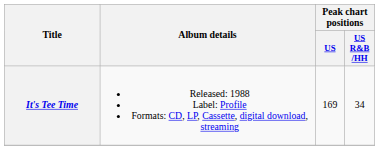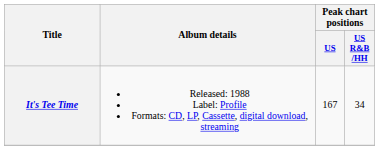(330, 105) 169 -> (330, 105) 167
